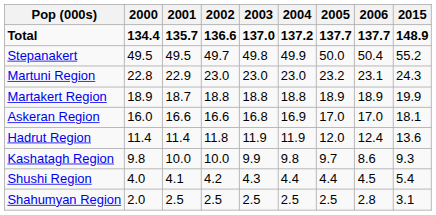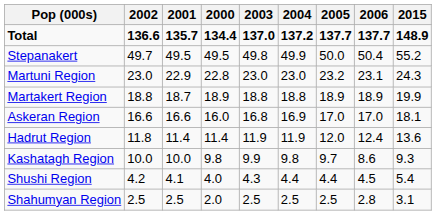columns swapped: (143, 14) <-> (220, 14)
